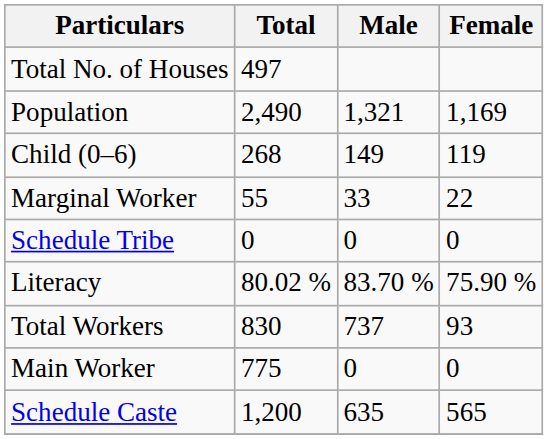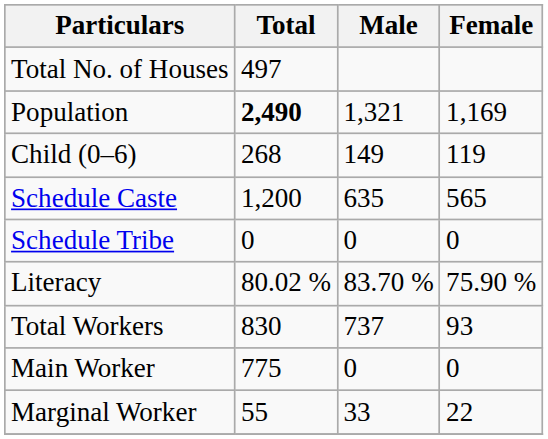(271, 111) normal -> (271, 111) bold
rows swapped: (94, 411) <-> (104, 197)
